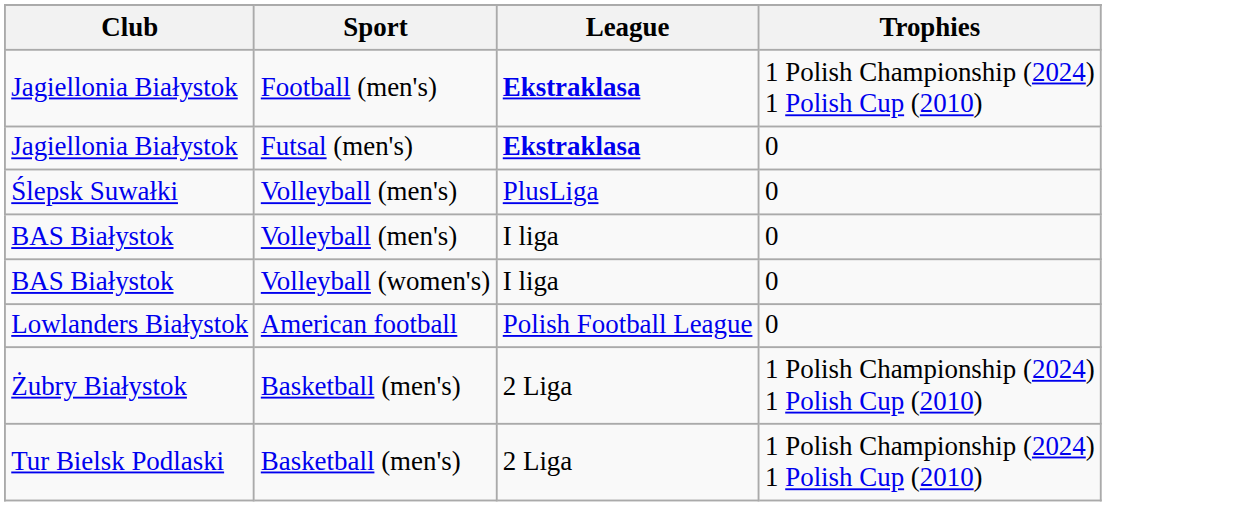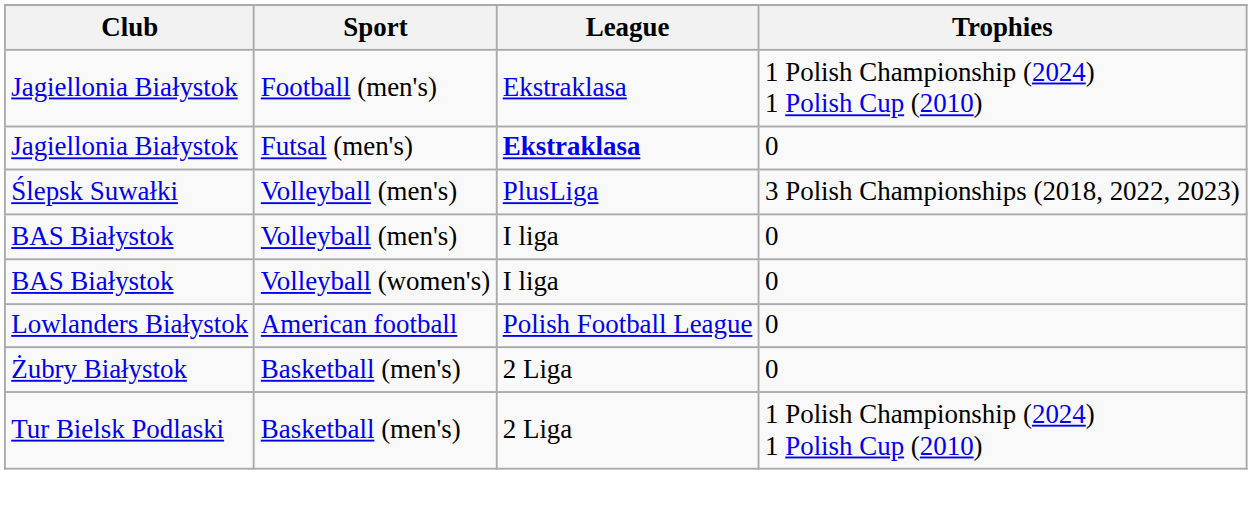(572, 87) bold -> (565, 87) normal
(772, 192) 0 -> (1002, 192) 3 Polish Championships (2018, 2022, 2023)
(930, 385) 1 Polish Championship (2024) 1 Polish Cup (2010) -> (772, 369) 0
